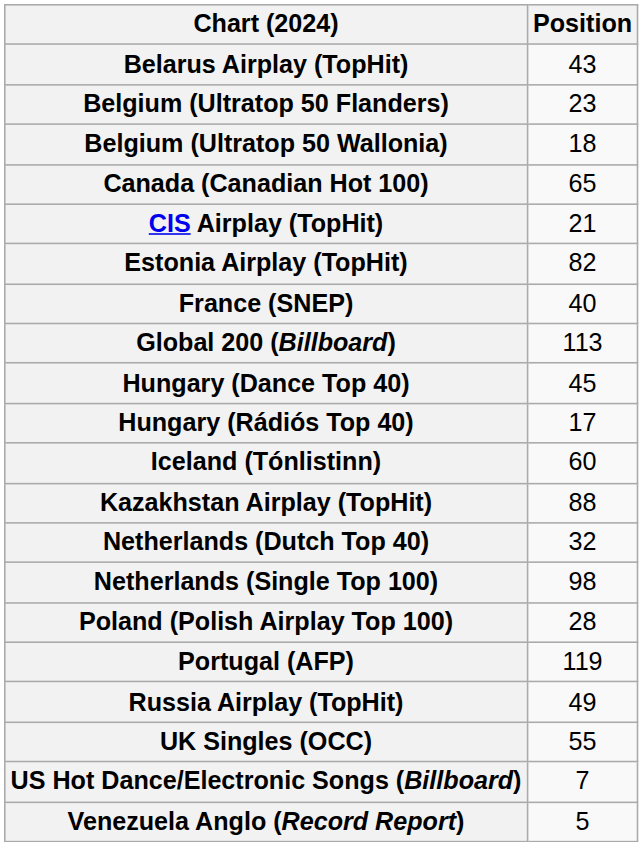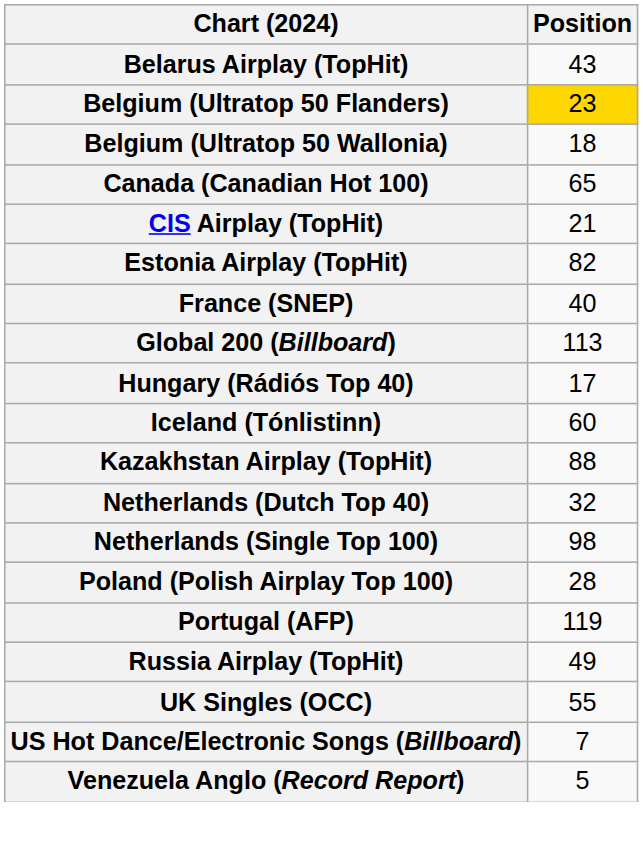(583, 104) no background -> (583, 104) gold background
- row: (266, 382)
